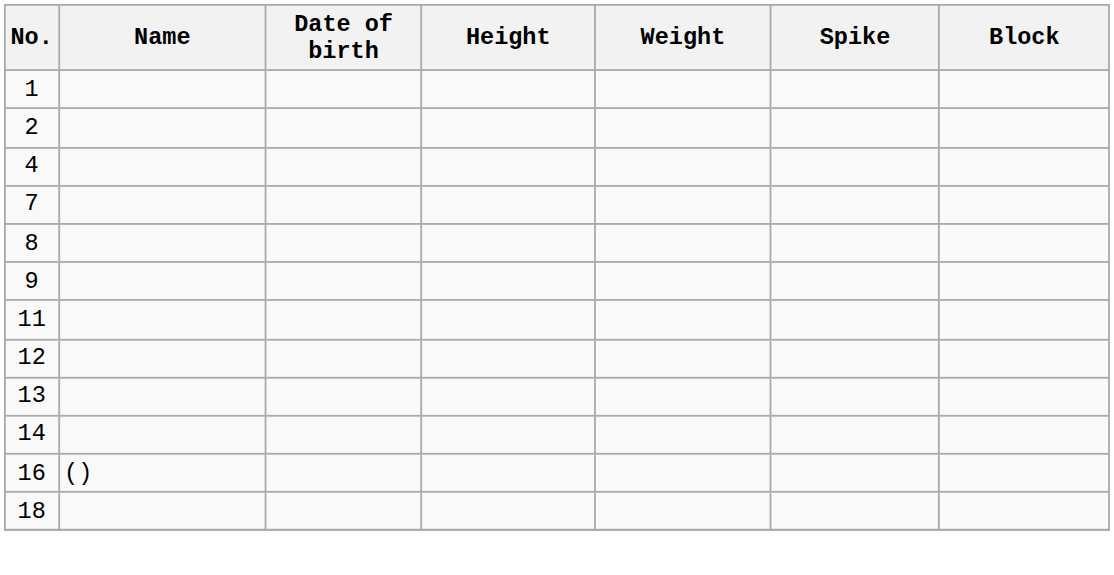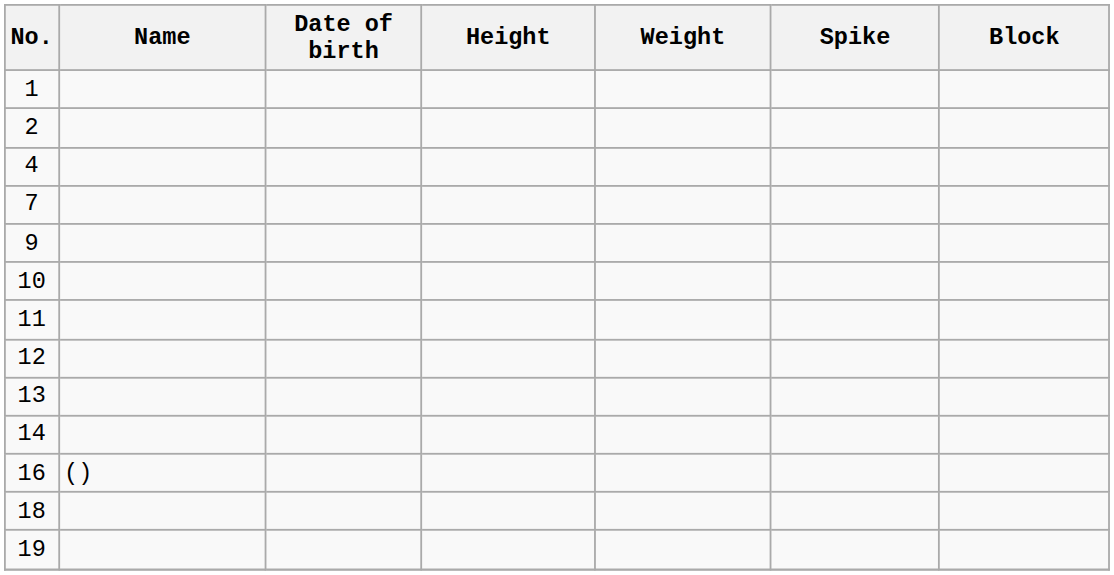- row: (32, 243)
+ row: (32, 281)
+ row: (32, 550)
